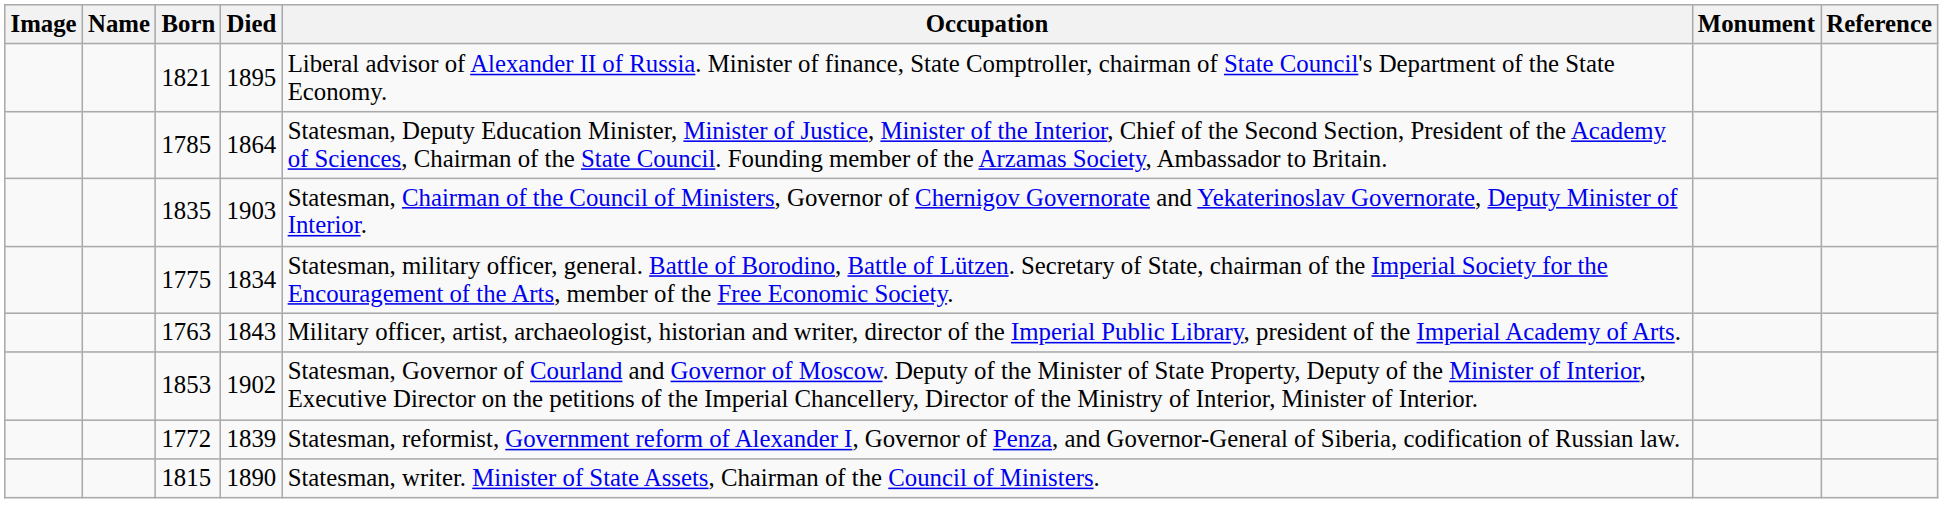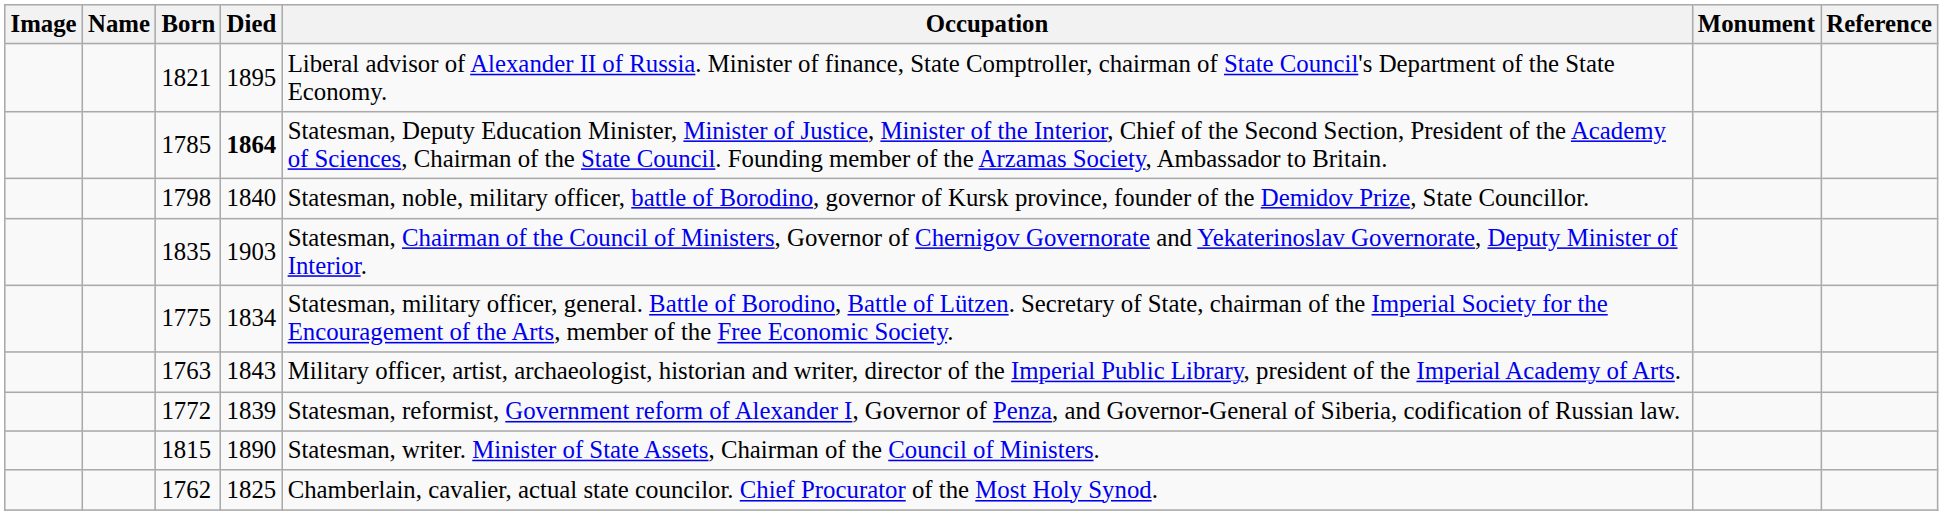(251, 144) normal -> (251, 144) bold
+ row: (186, 197)
- row: (186, 385)
+ row: (186, 489)
